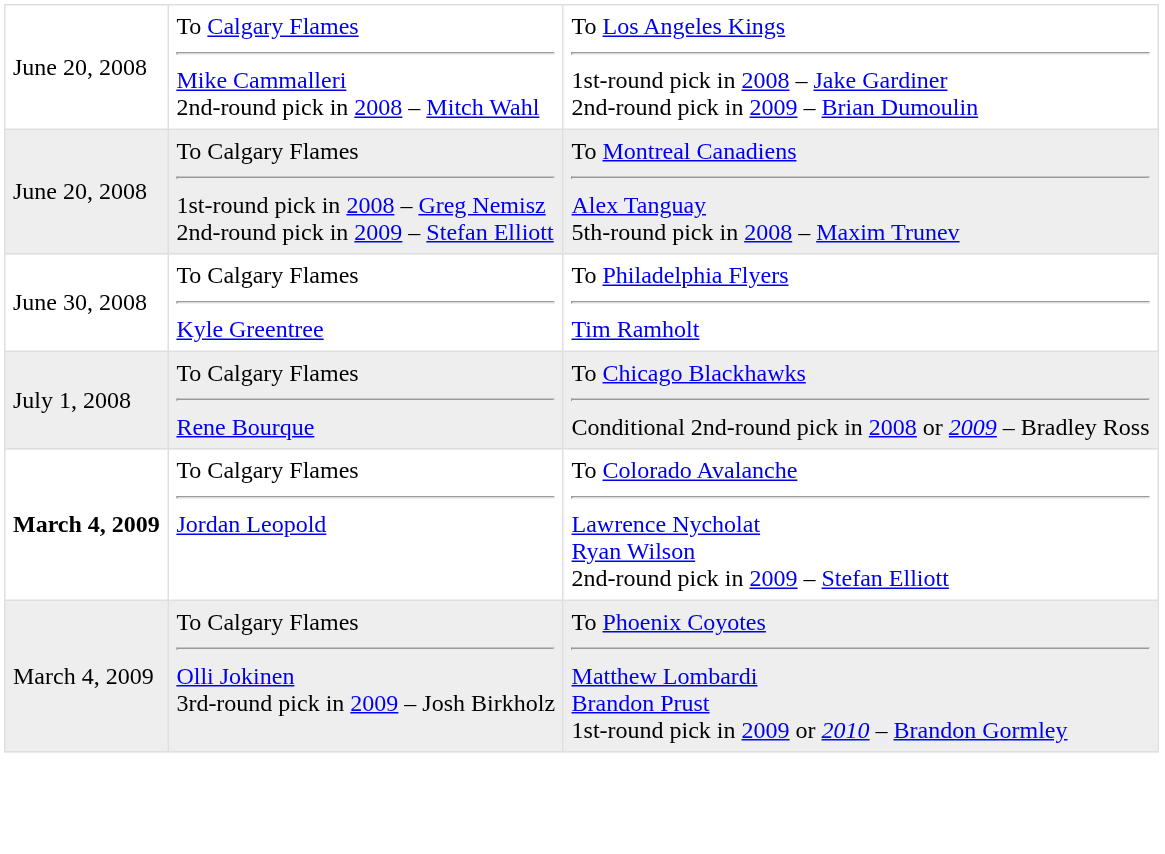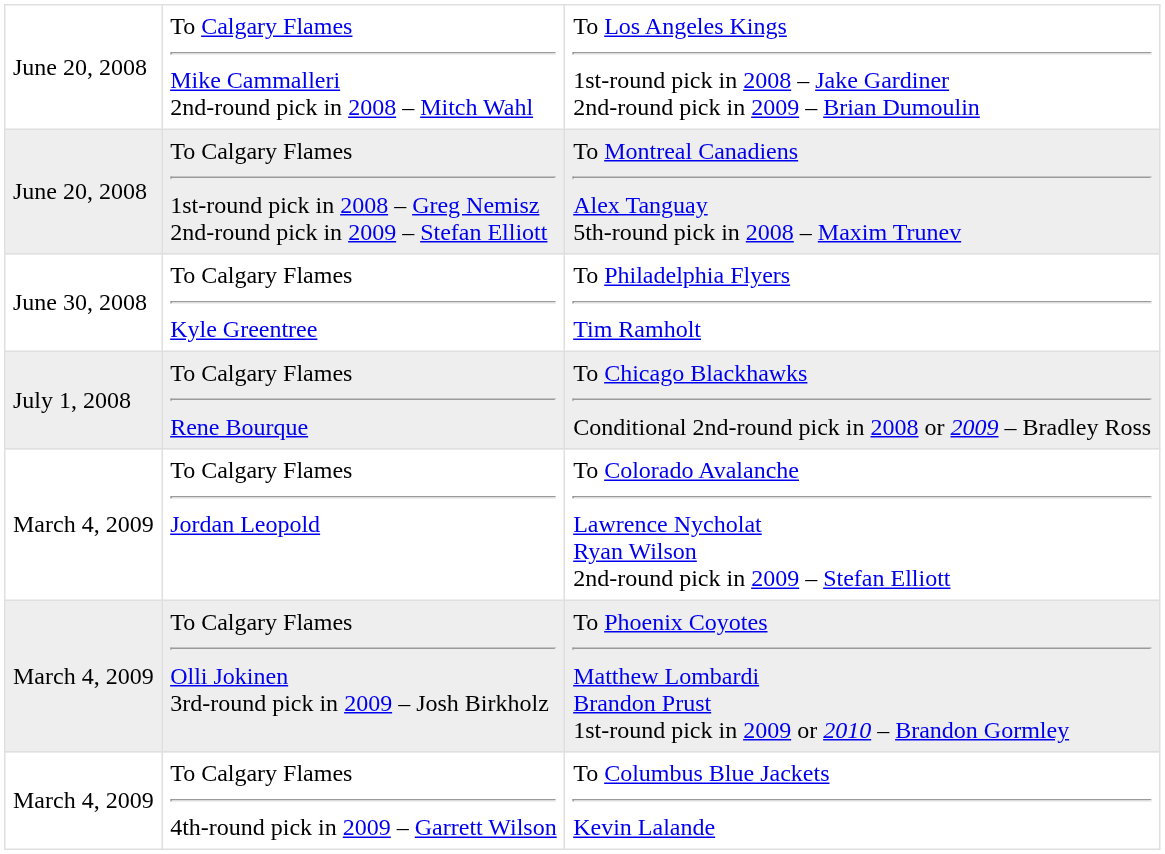(86, 524) bold -> (83, 524) normal
+ row: (363, 800)
